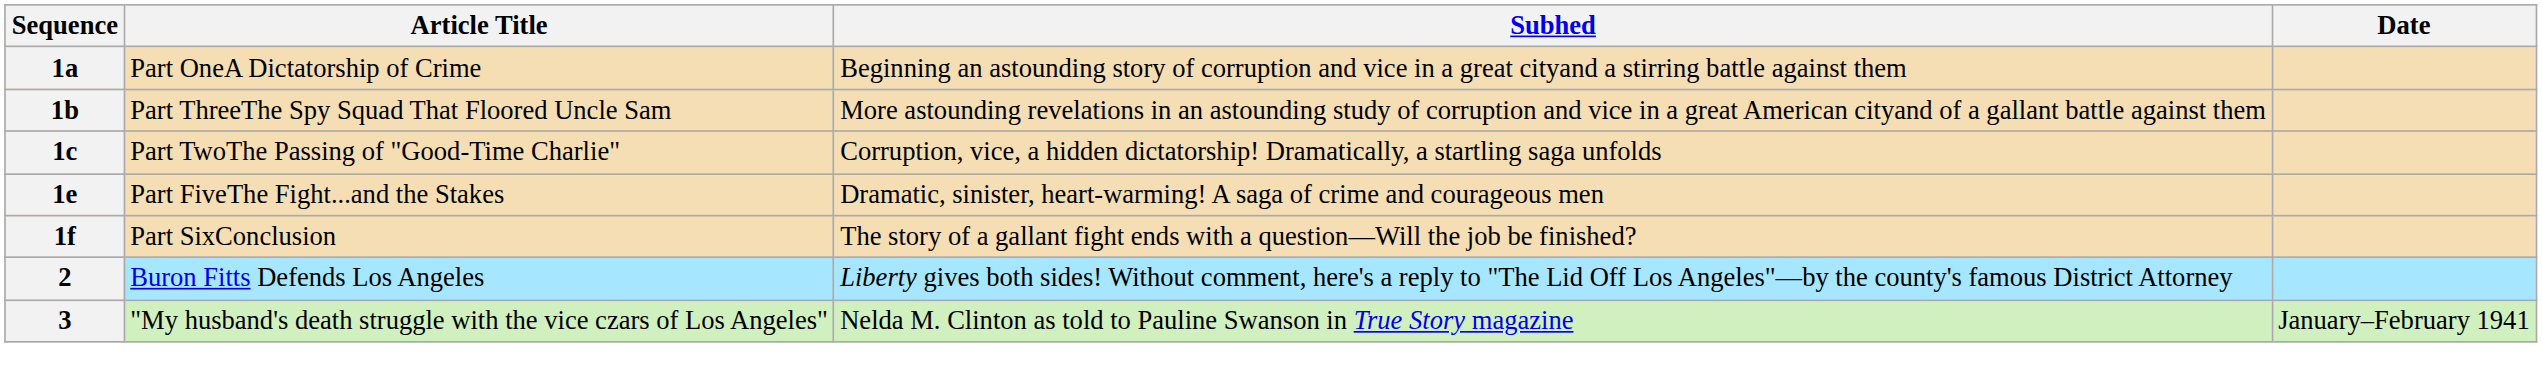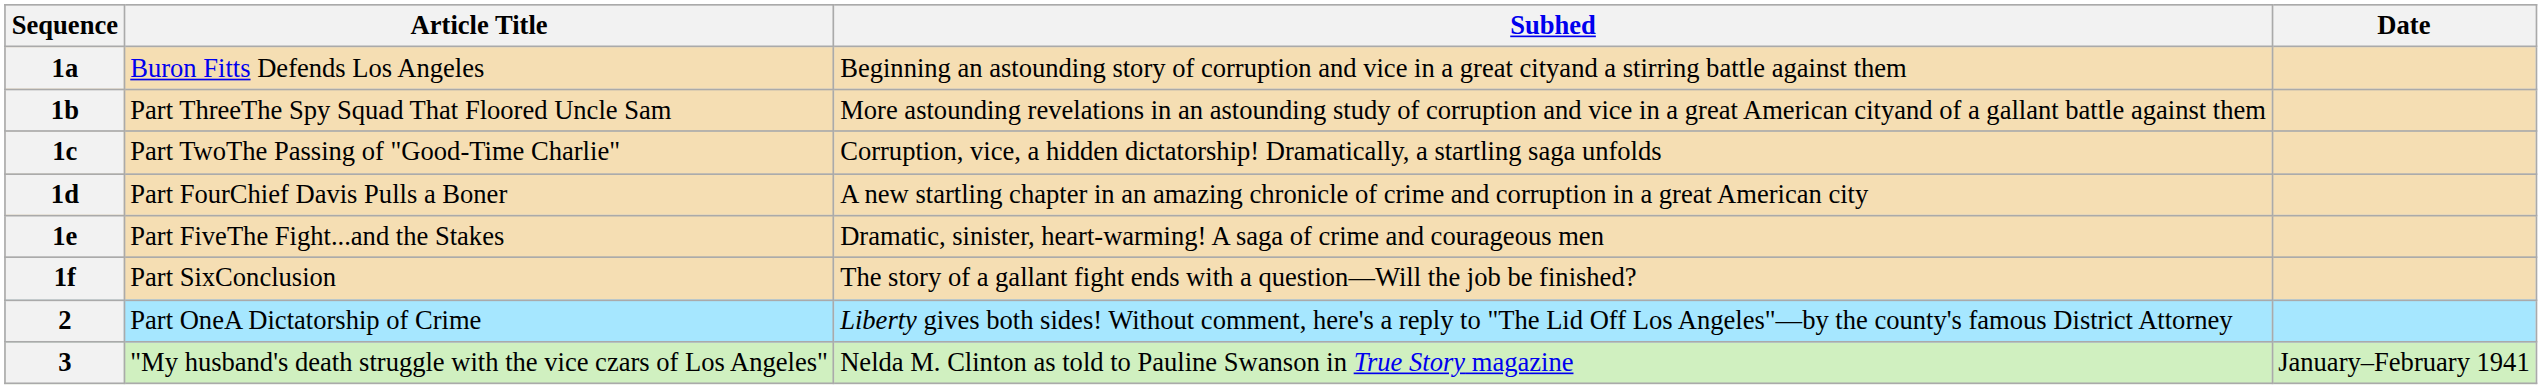(306, 67) Part OneA Dictatorship of Crime -> (307, 67) Buron Fitts Defends Los Angeles
+ row: (65, 194)
(307, 278) Buron Fitts Defends Los Angeles -> (306, 320) Part OneA Dictatorship of Crime
